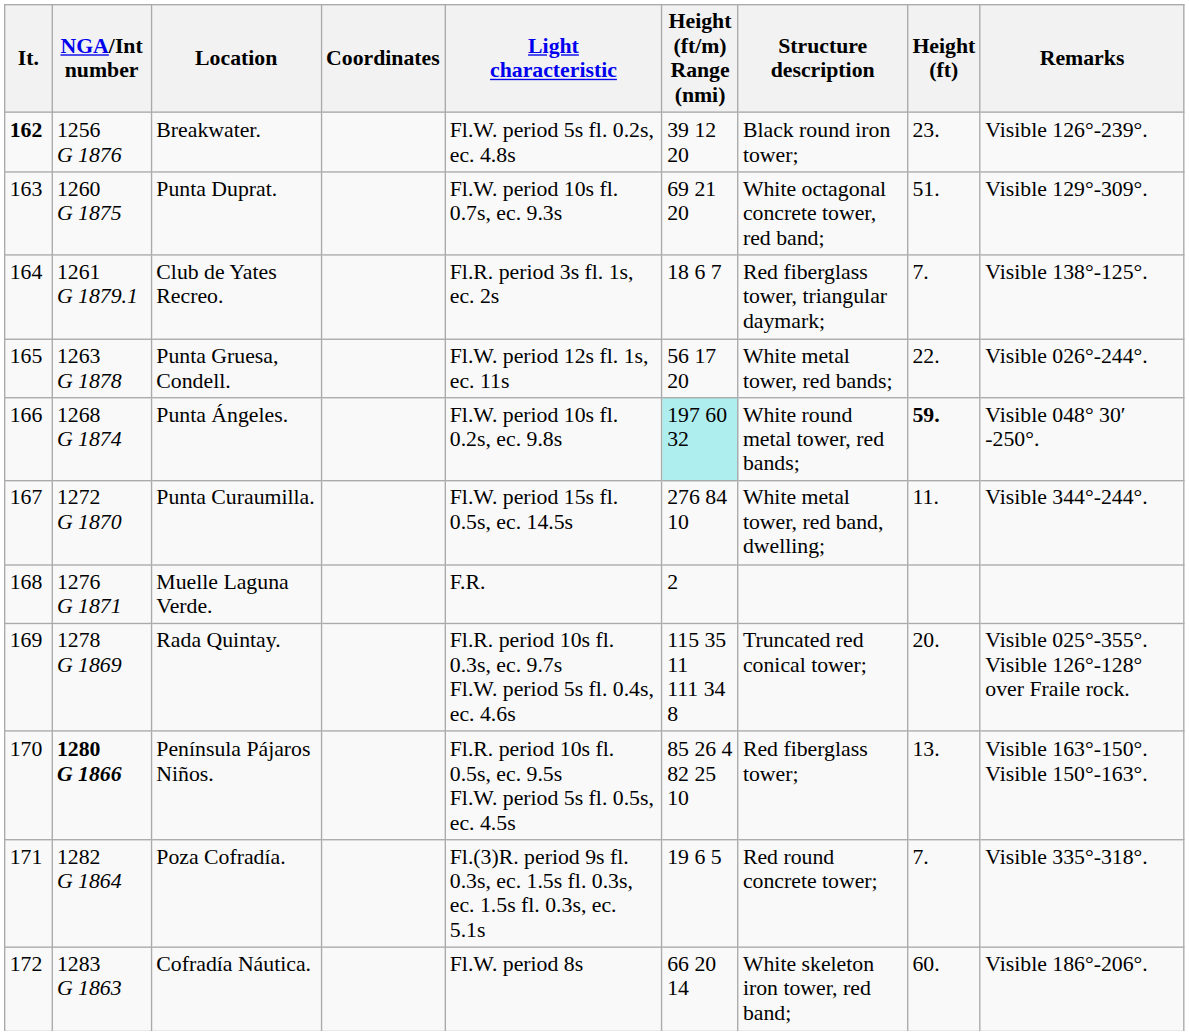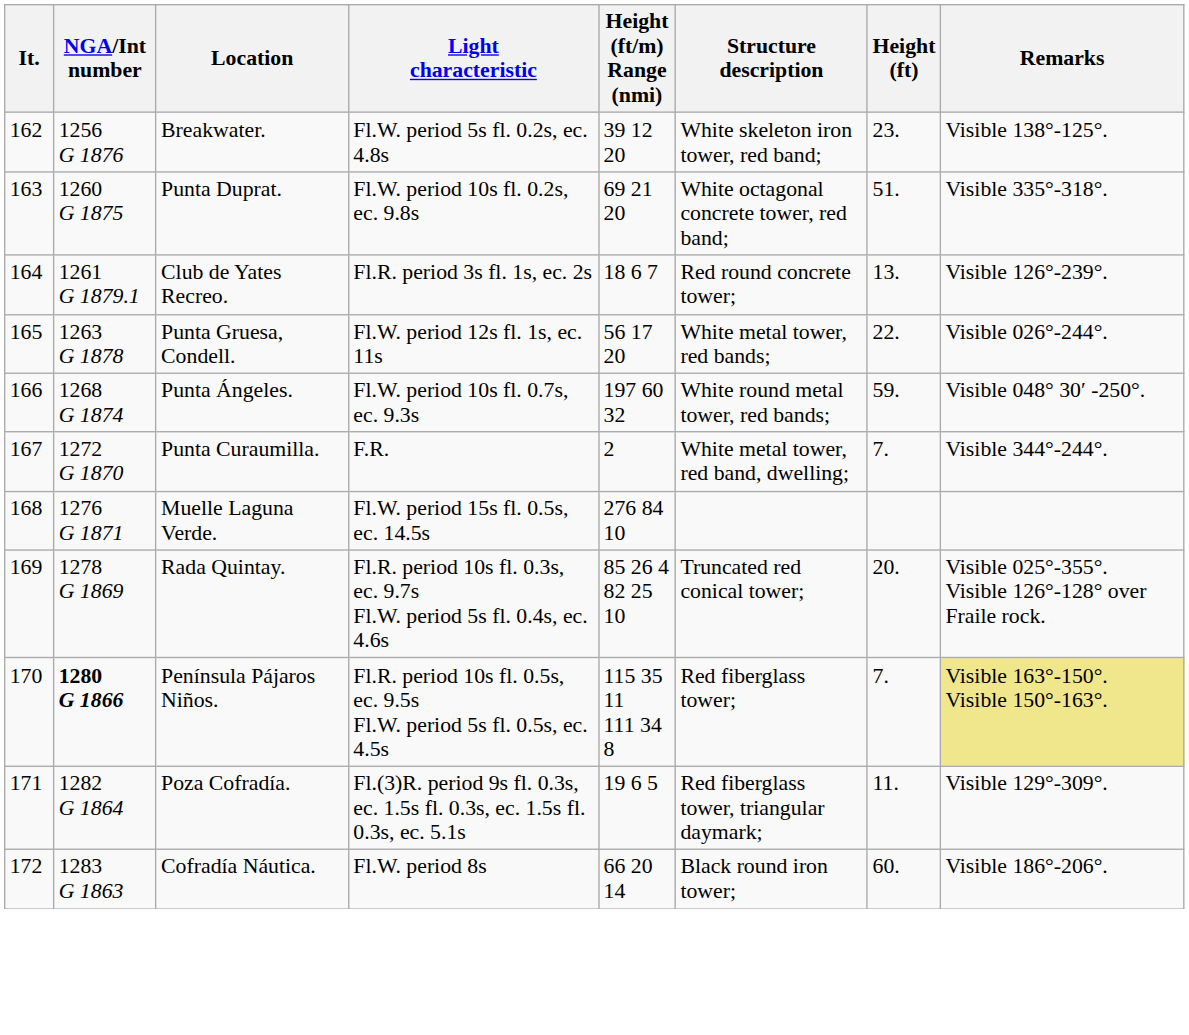- column: (383, 58)
(26, 129) bold -> (26, 129) normal
(817, 141) Black round iron tower; -> (766, 141) White skeleton iron tower, red band;
(1067, 129) Visible 126°-239°. -> (1027, 129) Visible 138°-125°.
(534, 200) Fl.W. period 10s fl. 0.7s, ec. 9.3s -> (461, 200) Fl.W. period 10s fl. 0.2s, ec. 9.8s
(1067, 188) Visible 129°-309°. -> (1027, 188) Visible 335°-318°.
(815, 296) Red fiberglass tower, triangular daymark; -> (766, 284) Red round concrete tower;
(921, 272) 7. -> (886, 272) 13.
(1067, 272) Visible 138°-125°. -> (1027, 272) Visible 126°-239°.
(534, 426) Fl.W. period 10s fl. 0.2s, ec. 9.8s -> (461, 402) Fl.W. period 10s fl. 0.7s, ec. 9.3s
(697, 426) paleturquoise background -> (633, 402) no background
(926, 414) bold -> (886, 390) normal
(534, 510) Fl.W. period 15s fl. 0.5s, ec. 14.5s -> (371, 449) F.R.
(697, 510) 276 84 10 -> (609, 449) 2
(926, 498) 11. -> (881, 449) 7.
(468, 581) F.R. -> (461, 520) Fl.W. period 15s fl. 0.5s, ec. 14.5s
(673, 581) 2 -> (633, 520) 276 84 10
(697, 677) 115 35 11 111 34 8 -> (636, 591) 85 26 4 82 25 10
(700, 772) 85 26 4 82 25 10 -> (633, 711) 115 35 11 111 34 8
(926, 748) 13. -> (881, 675) 7.
(1067, 760) no background -> (1027, 687) khaki background
(810, 868) Red round concrete tower; -> (752, 807) Red fiberglass tower, triangular daymark;
(921, 856) 7. -> (886, 783) 11.
(1067, 856) Visible 335°-318°. -> (1027, 783) Visible 129°-309°.
(808, 988) White skeleton iron tower, red band; -> (754, 878) Black round iron tower;
